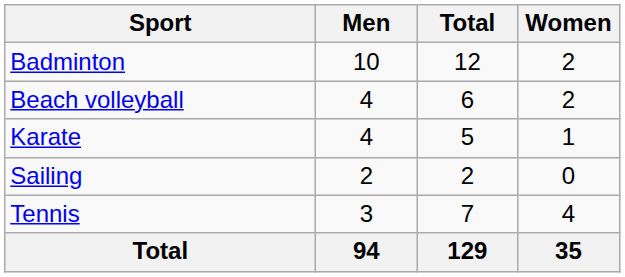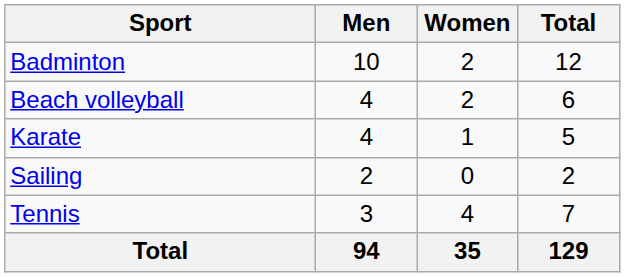columns swapped: (568, 23) <-> (467, 23)
